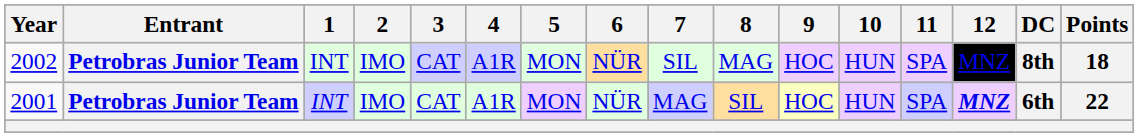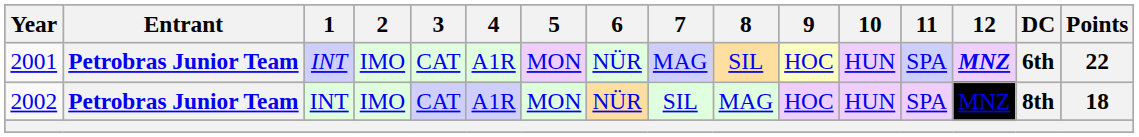rows swapped: (34, 100) <-> (34, 61)
